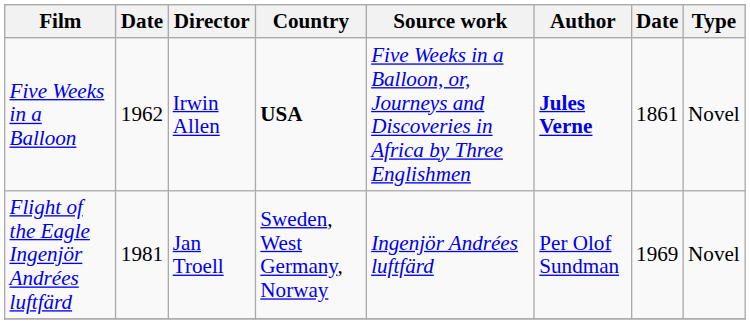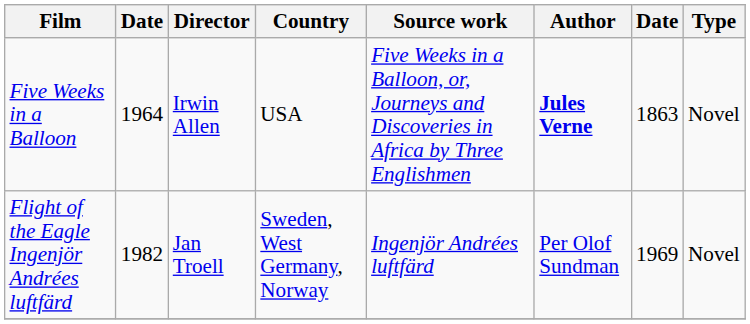(142, 114) 1962 -> (142, 114) 1964
(281, 114) bold -> (281, 114) normal
(657, 114) 1861 -> (657, 114) 1863
(142, 254) 1981 -> (142, 254) 1982
